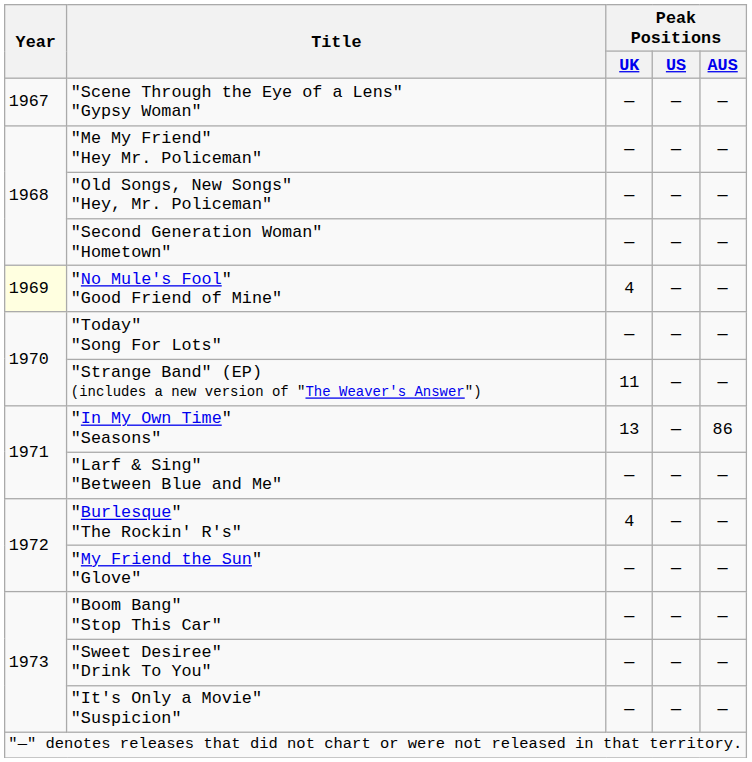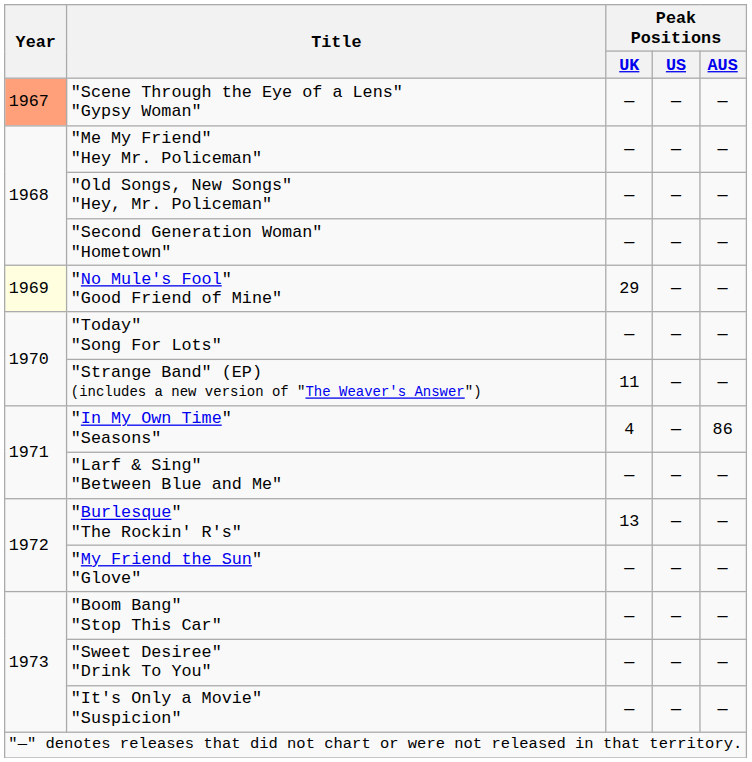(29, 102) no background -> (29, 102) lightsalmon background
(629, 289) 4 -> (629, 289) 29
(629, 429) 13 -> (629, 429) 4
(629, 522) 4 -> (629, 522) 13
